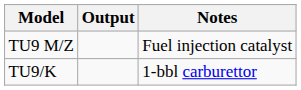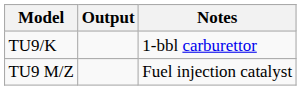rows swapped: (41, 44) <-> (32, 71)
